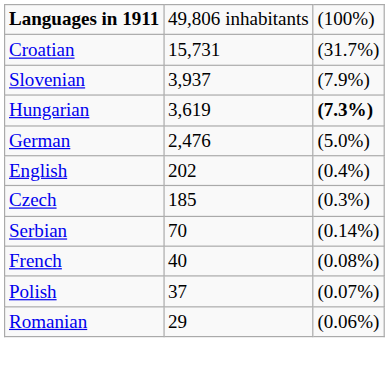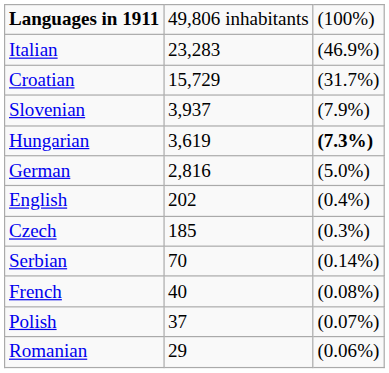+ row: (33, 49)
(194, 49) 15,731 -> (194, 79) 15,729
(189, 140) 2,476 -> (189, 170) 2,816
